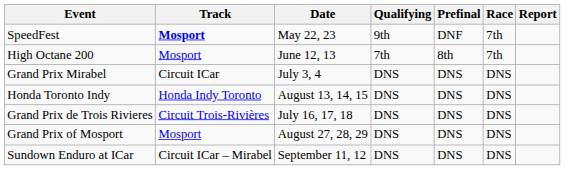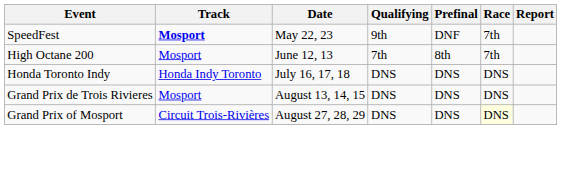- row: (57, 74)
(323, 94) August 13, 14, 15 -> (312, 74) July 16, 17, 18
(214, 114) Circuit Trois-Rivières -> (180, 94) Mosport
(315, 114) July 16, 17, 18 -> (320, 94) August 13, 14, 15
(180, 134) Mosport -> (214, 114) Circuit Trois-Rivières
(499, 134) no background -> (496, 114) lightyellow background
- row: (70, 154)
